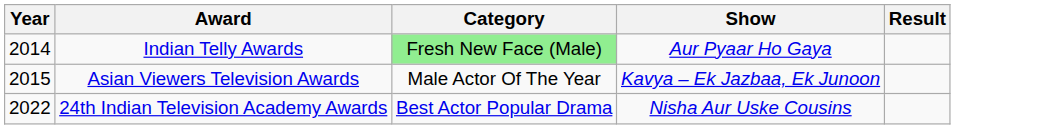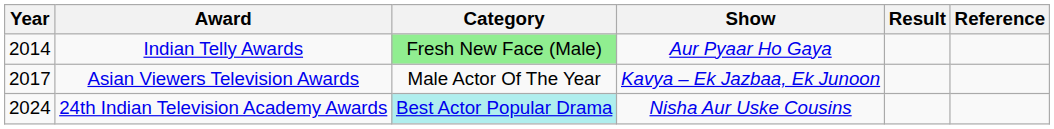+ column: (1000, 19)
(30, 78) 2015 -> (30, 78) 2017
(30, 108) 2022 -> (30, 108) 2024
(504, 108) no background -> (504, 108) paleturquoise background
